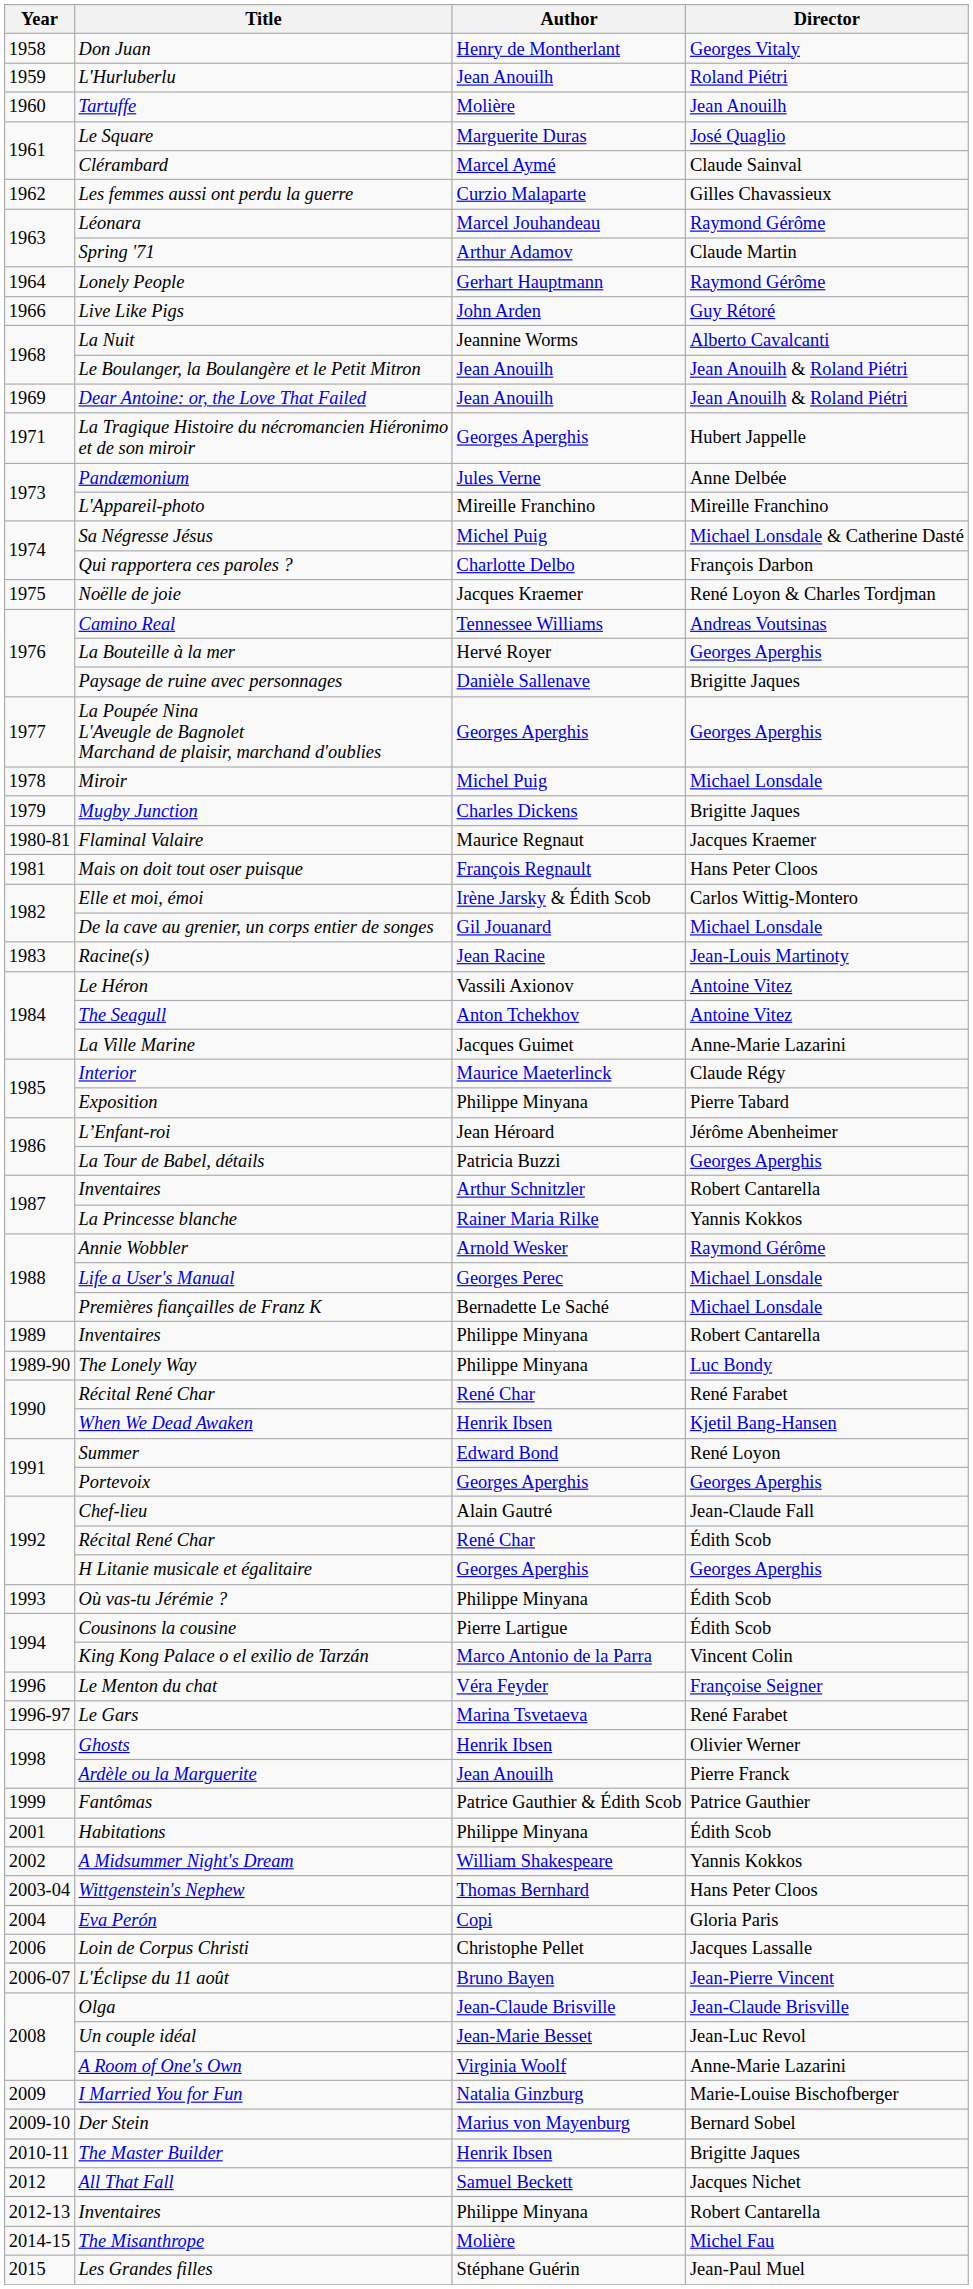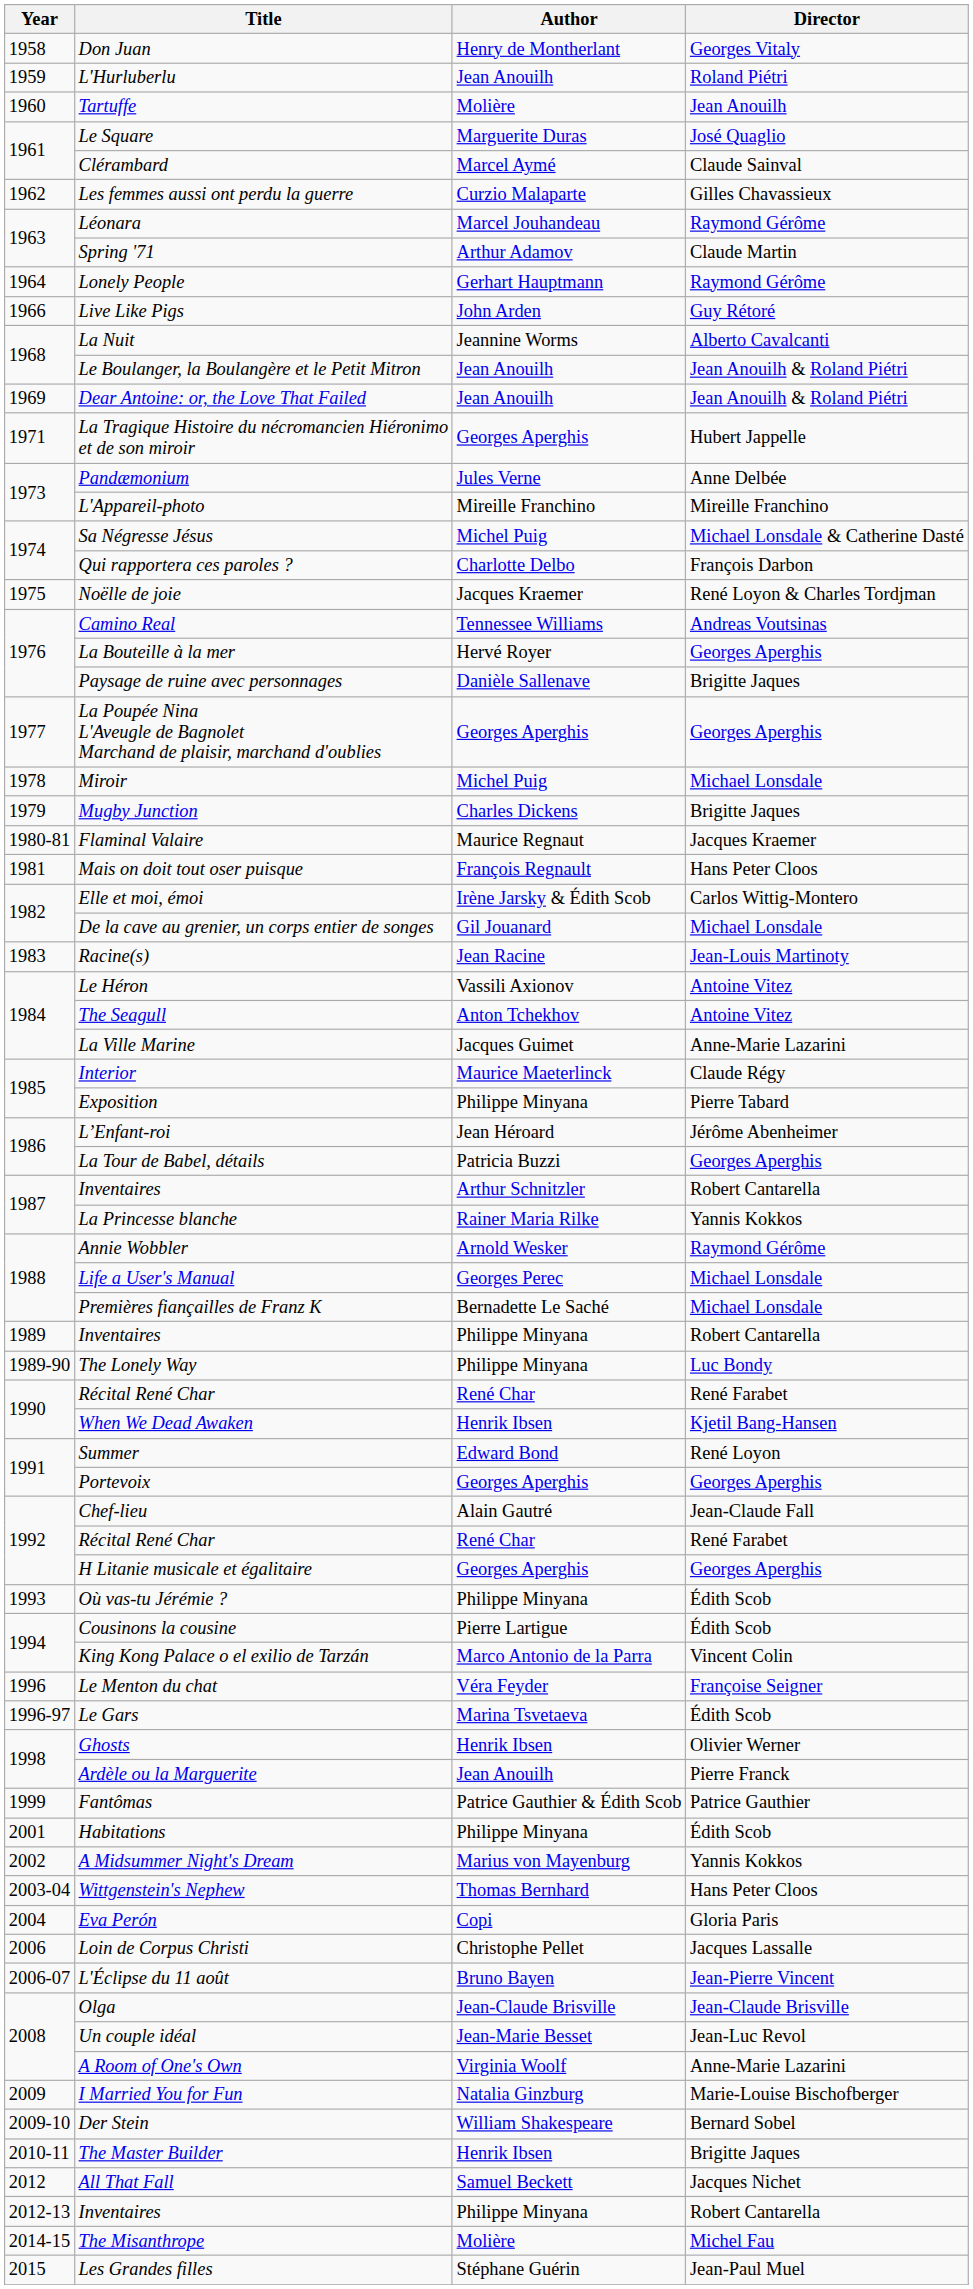(731, 1540) Édith Scob -> (739, 1540) René Farabet
(739, 1715) René Farabet -> (731, 1715) Édith Scob
(535, 1861) William Shakespeare -> (543, 1861) Marius von Mayenburg
(543, 2123) Marius von Mayenburg -> (535, 2123) William Shakespeare
